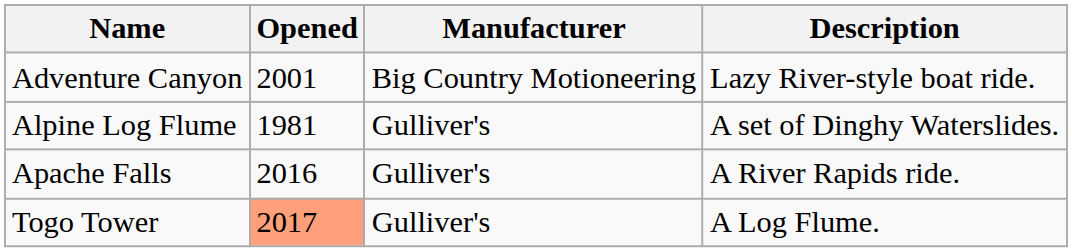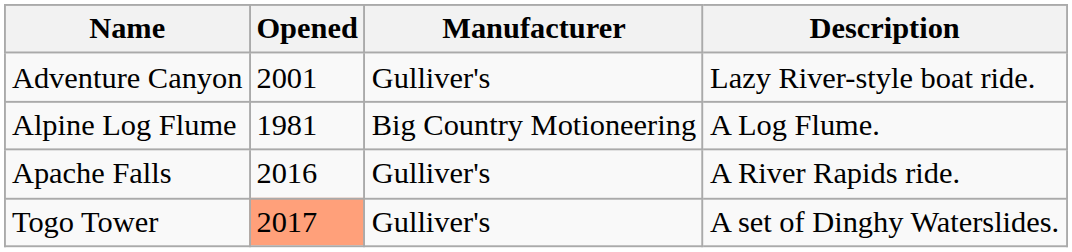(534, 76) Big Country Motioneering -> (431, 76) Gulliver's
(431, 125) Gulliver's -> (534, 125) Big Country Motioneering
(885, 125) A set of Dinghy Waterslides. -> (795, 125) A Log Flume.
(795, 221) A Log Flume. -> (885, 221) A set of Dinghy Waterslides.
